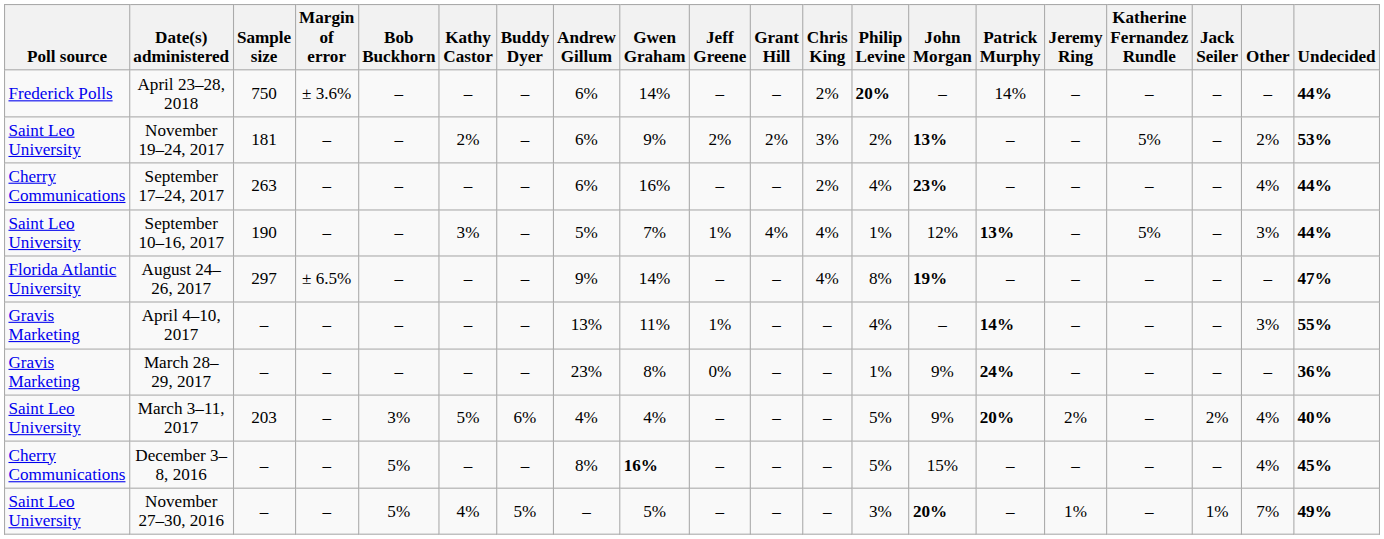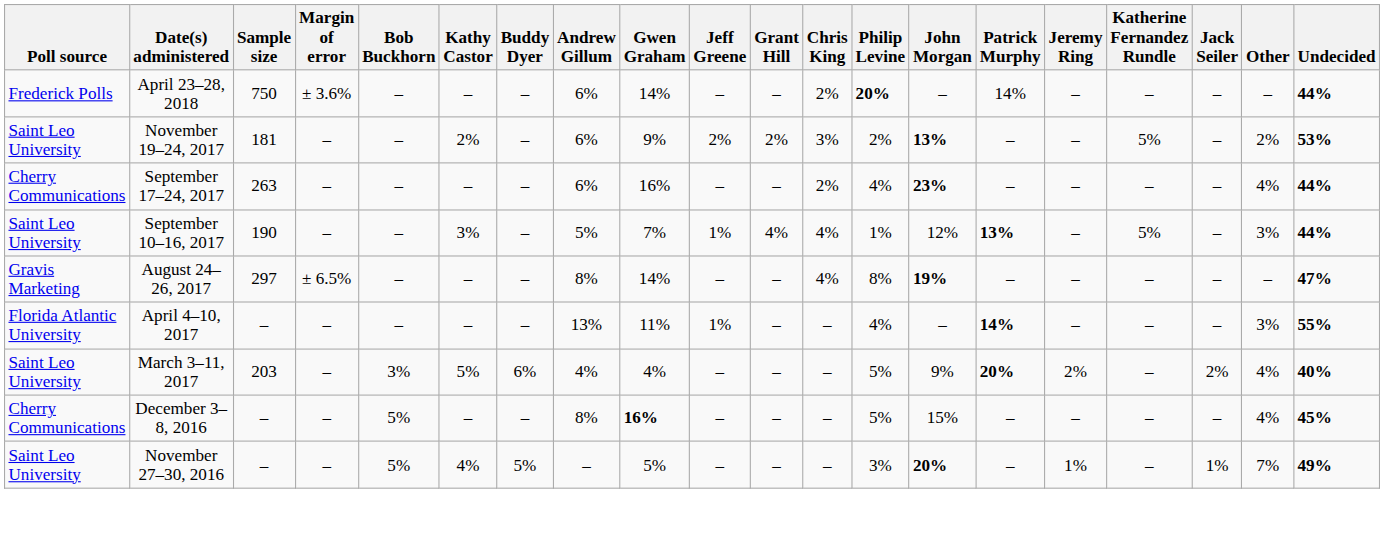(62, 279) Florida Atlantic University -> (44, 279) Gravis Marketing
(586, 279) 9% -> (586, 279) 8%
(44, 325) Gravis Marketing -> (62, 325) Florida Atlantic University
- row: (181, 371)
